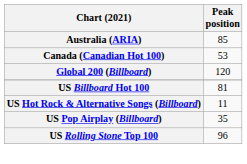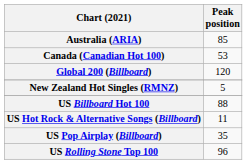+ row: (104, 87)
(223, 87) 81 -> (223, 103) 88
